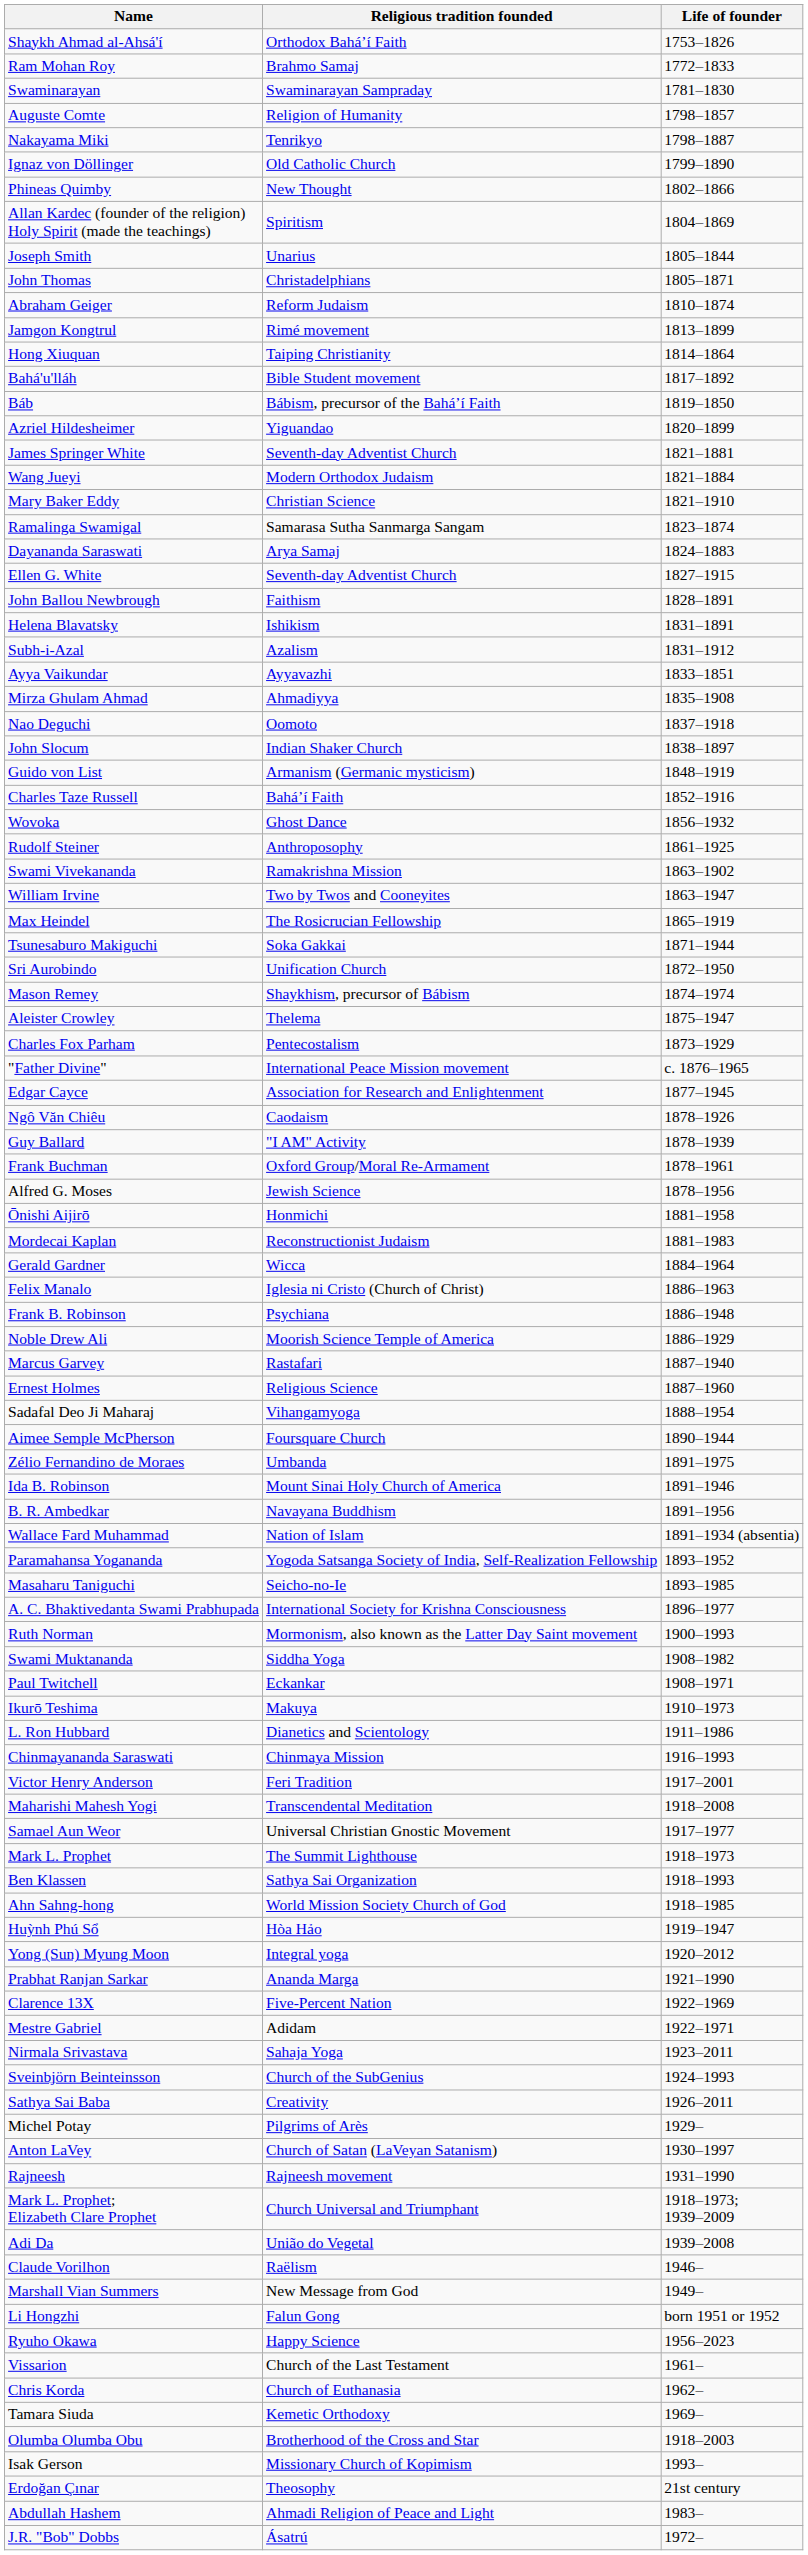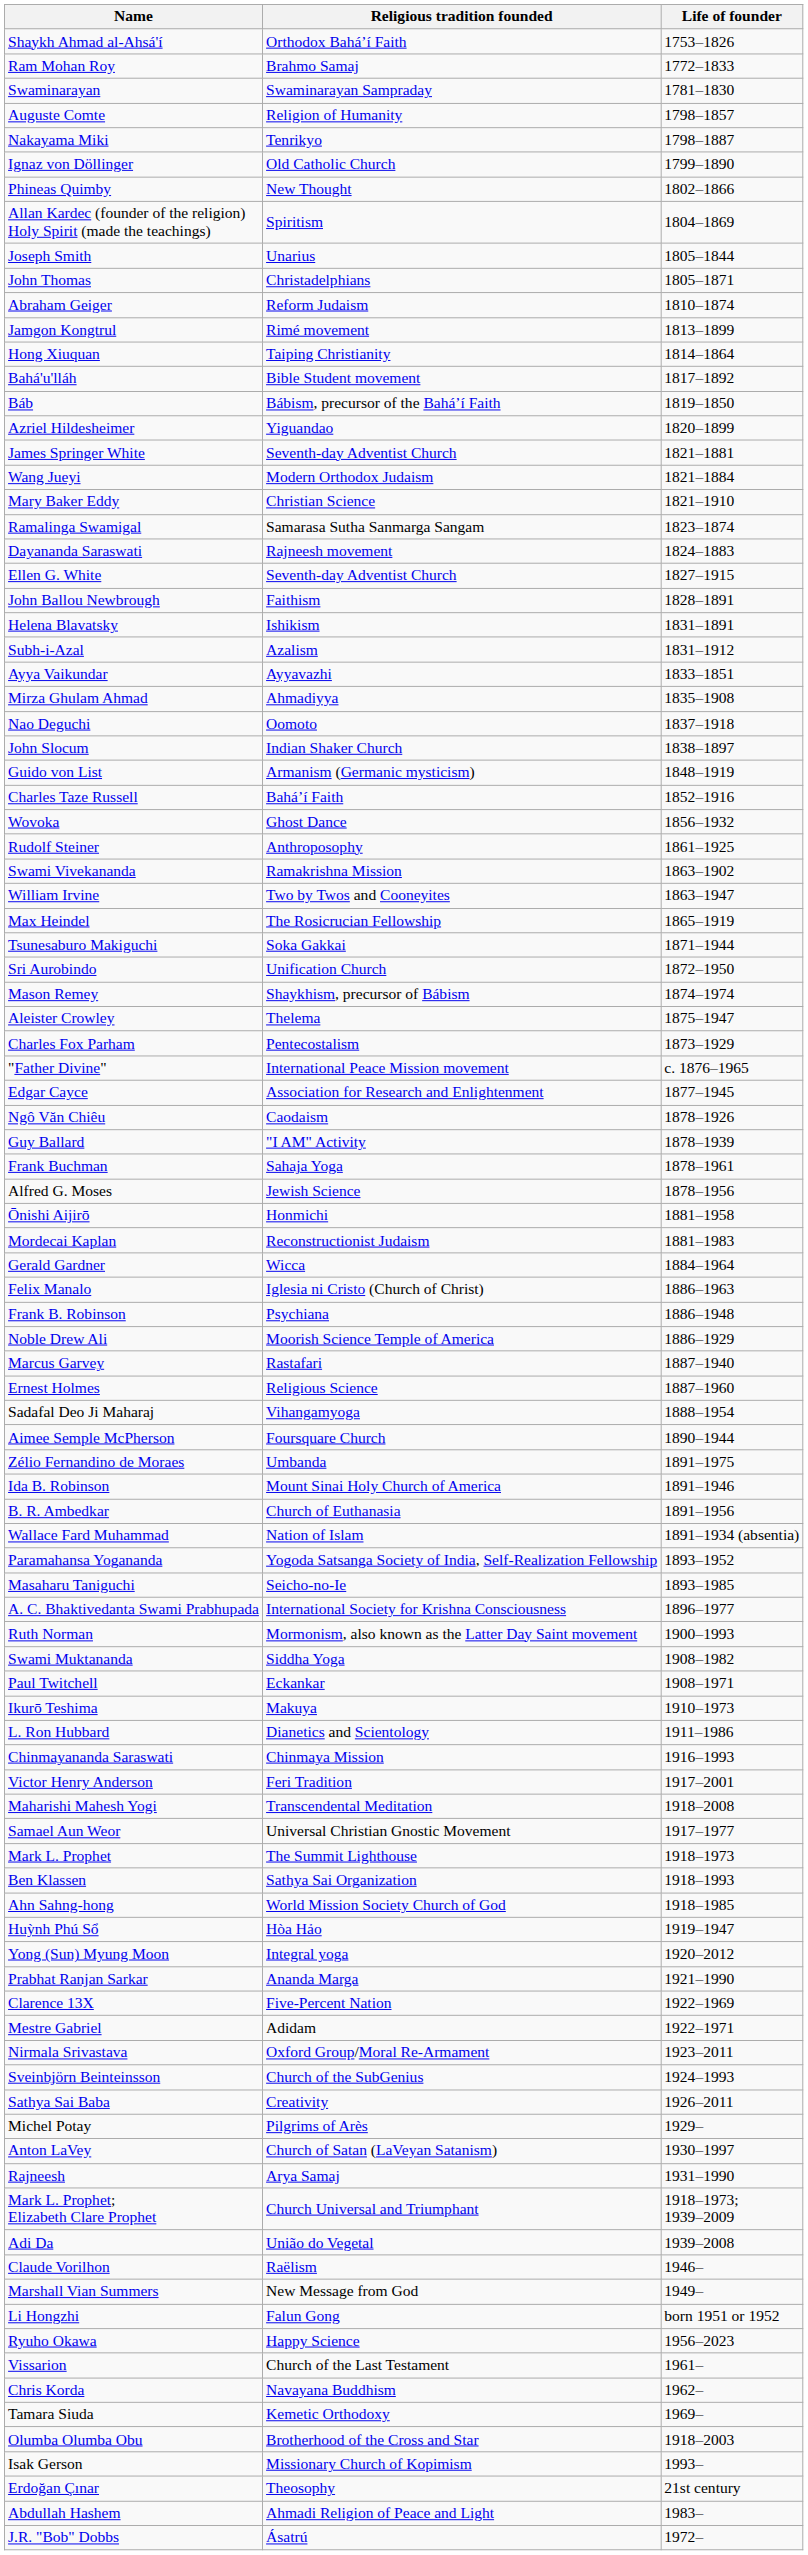(303, 551) Arya Samaj -> (329, 551) Rajneesh movement
(378, 1166) Oxford Group/Moral Re-Armament -> (304, 1166) Sahaja Yoga
(331, 1511) Navayana Buddhism -> (333, 1511) Church of Euthanasia
(304, 2052) Sahaja Yoga -> (378, 2052) Oxford Group/Moral Re-Armament
(329, 2175) Rajneesh movement -> (303, 2175) Arya Samaj
(333, 2390) Church of Euthanasia -> (331, 2390) Navayana Buddhism
